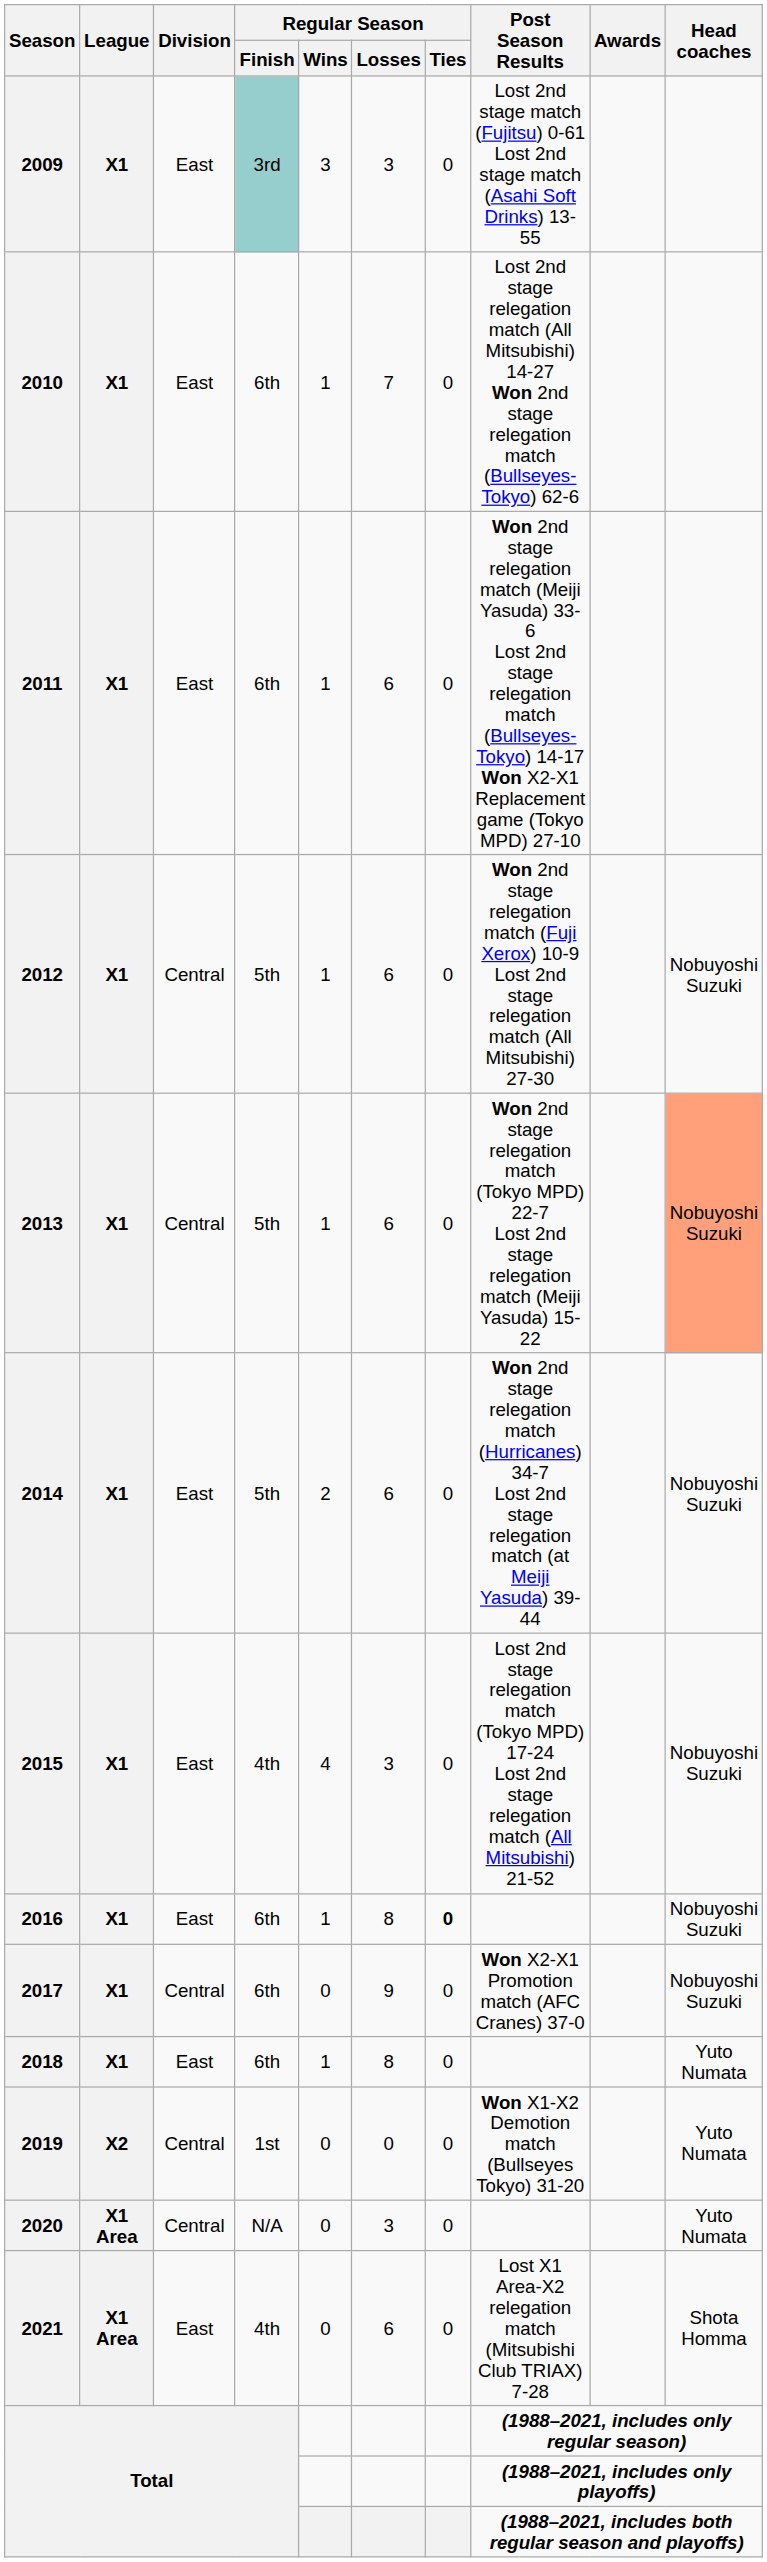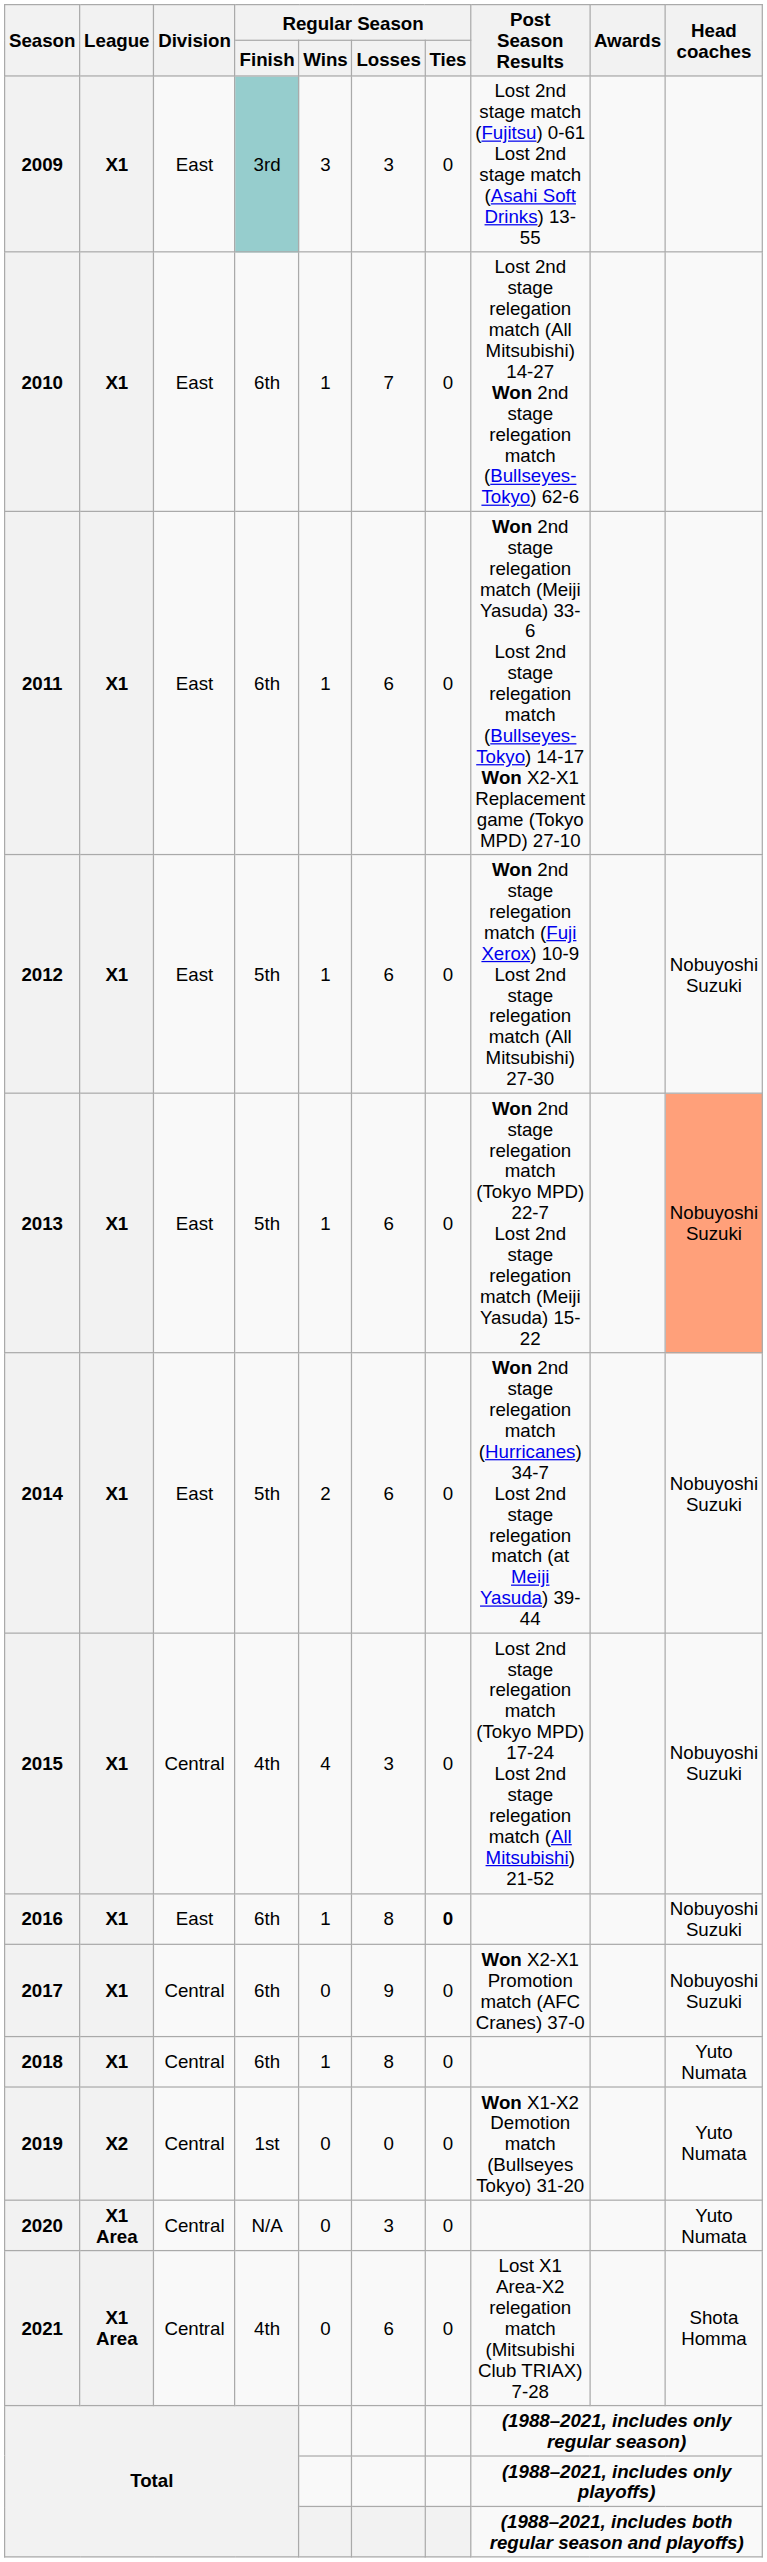(195, 974) Central -> (195, 974) East
(195, 1224) Central -> (195, 1224) East
(195, 1764) East -> (195, 1764) Central
(195, 2062) East -> (195, 2062) Central
(195, 2328) East -> (195, 2328) Central
